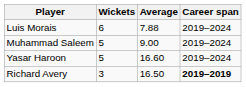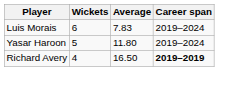(149, 27) 7.88 -> (122, 27) 7.83
- row: (50, 43)
(152, 58) 16.60 -> (125, 43) 11.80
(101, 74) 3 -> (74, 58) 4
